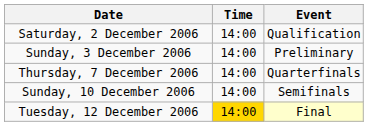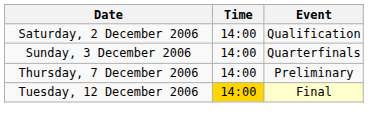(314, 53) Preliminary -> (314, 53) Quarterfinals
(314, 73) Quarterfinals -> (314, 73) Preliminary
- row: (109, 92)
